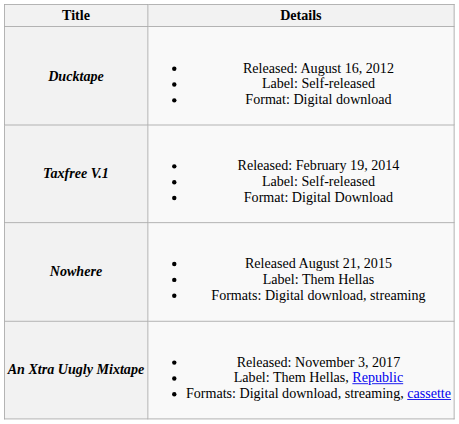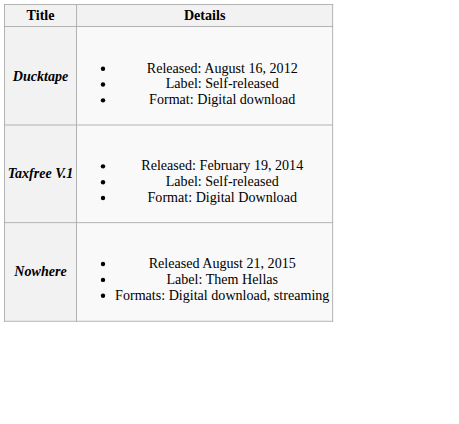- row: (76, 369)
